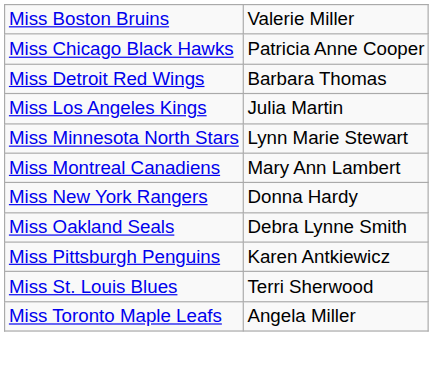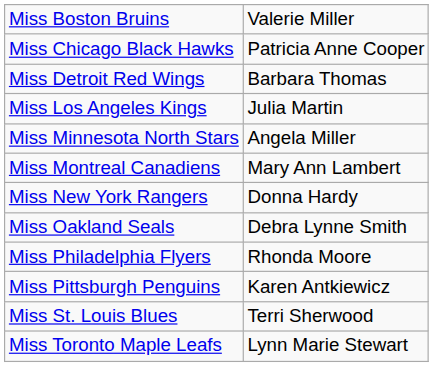(328, 138) Lynn Marie Stewart -> (302, 138) Angela Miller
+ row: (110, 256)
(302, 316) Angela Miller -> (328, 345) Lynn Marie Stewart
